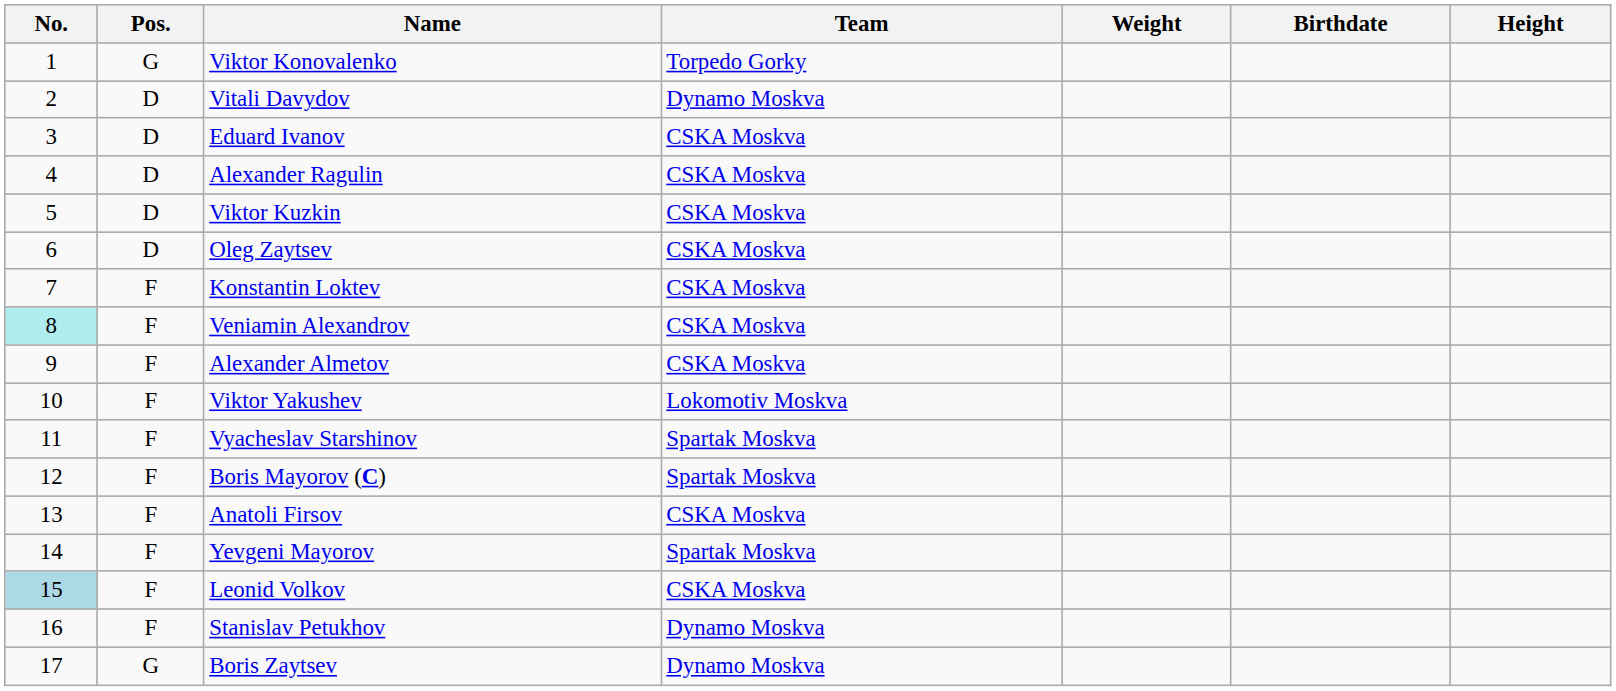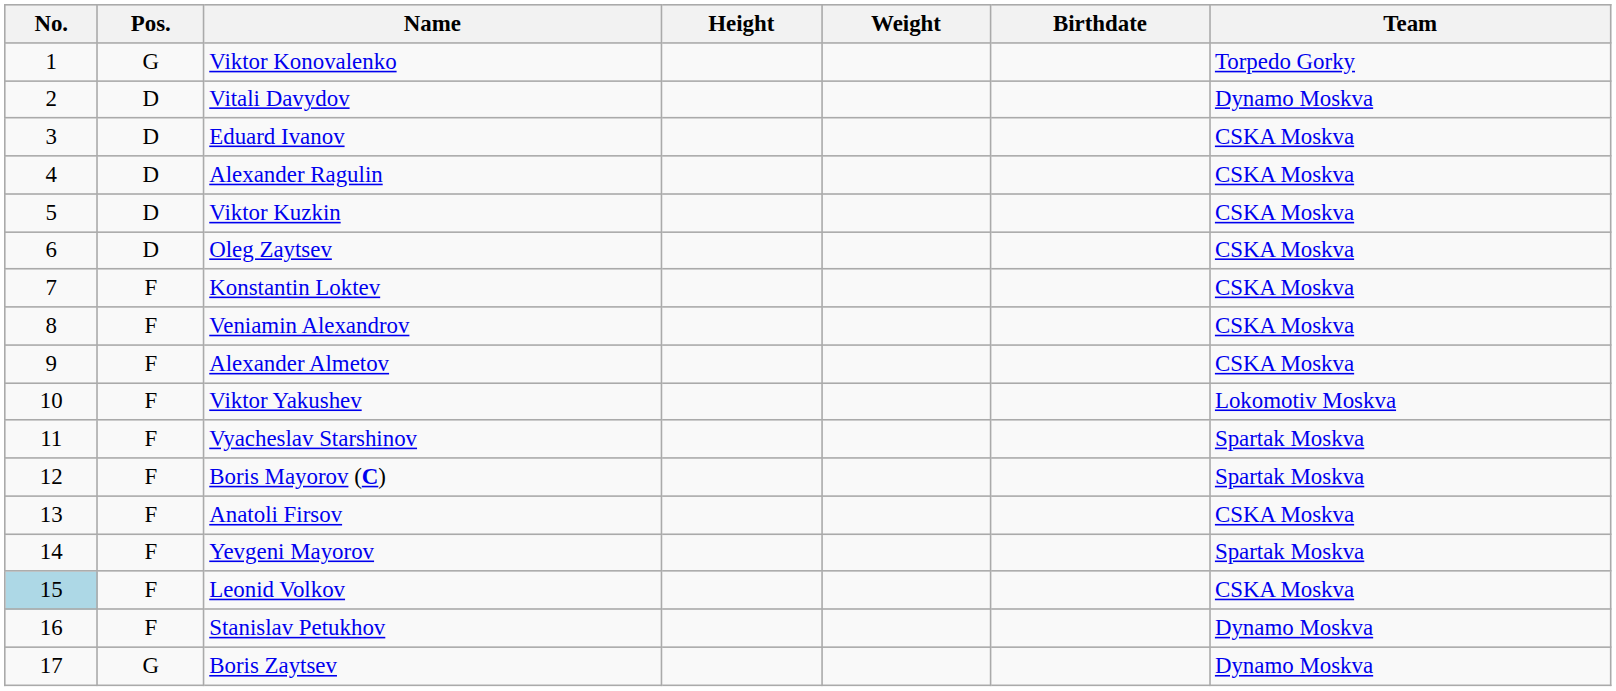columns swapped: (1531, 23) <-> (862, 23)
(51, 325) paleturquoise background -> (51, 325) no background
